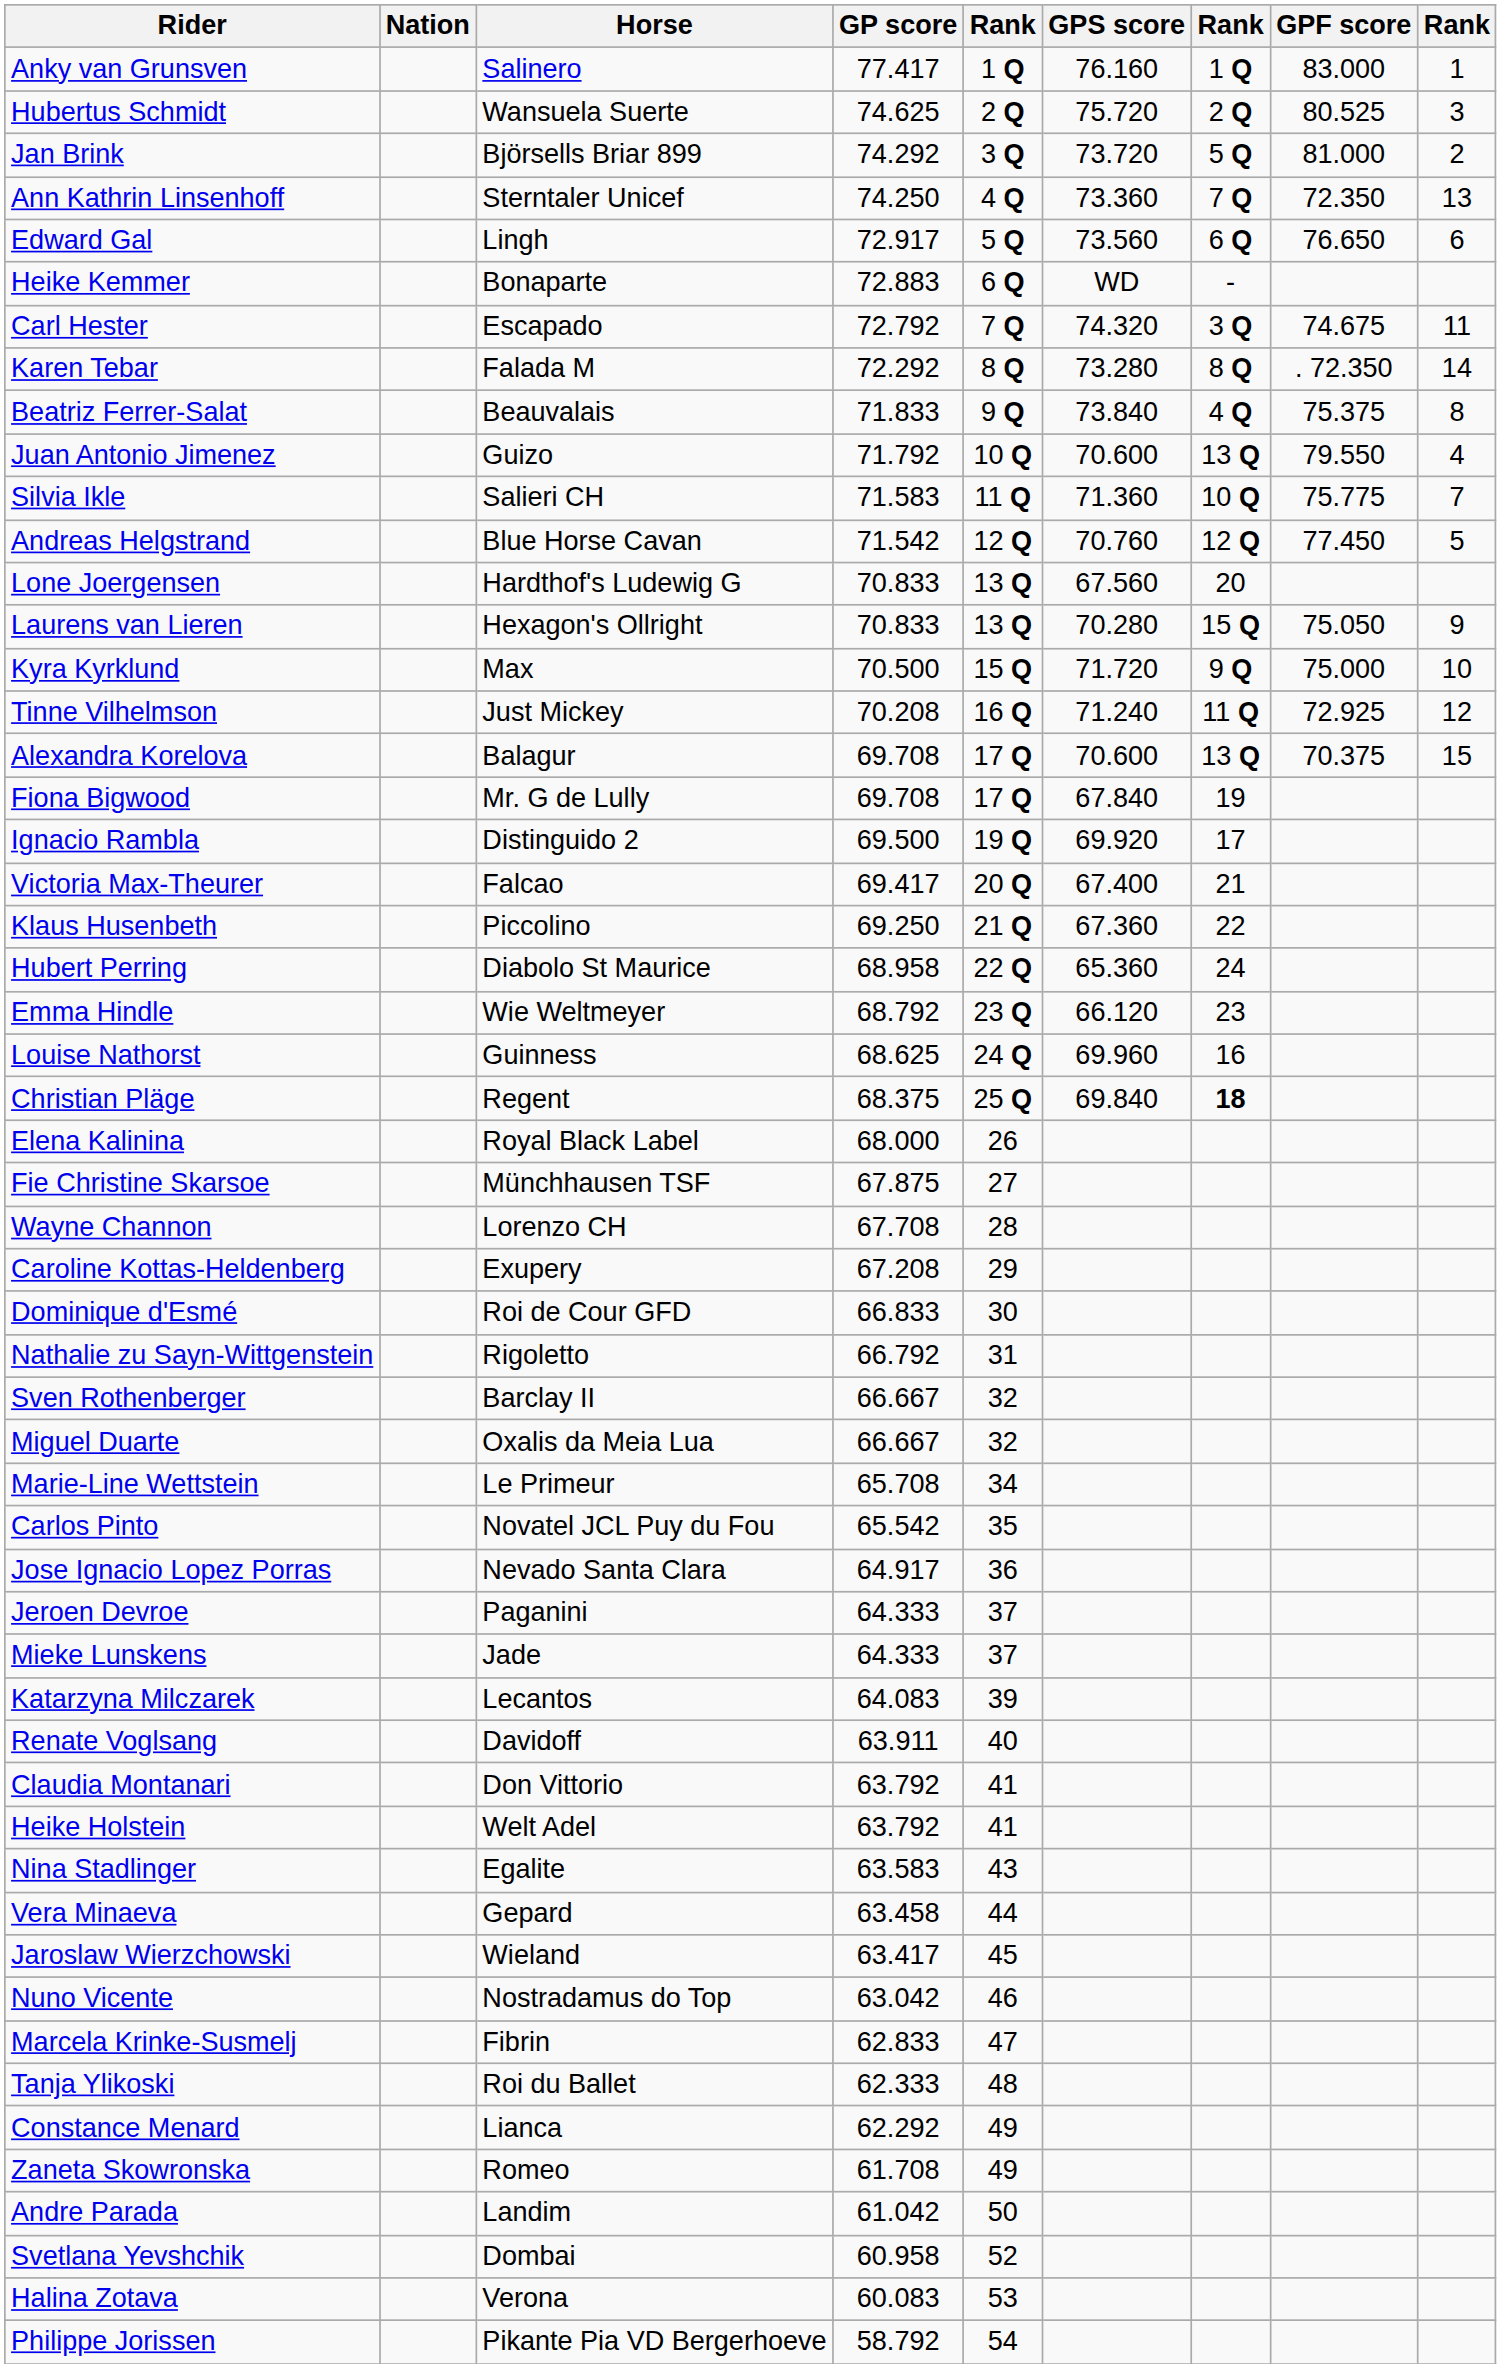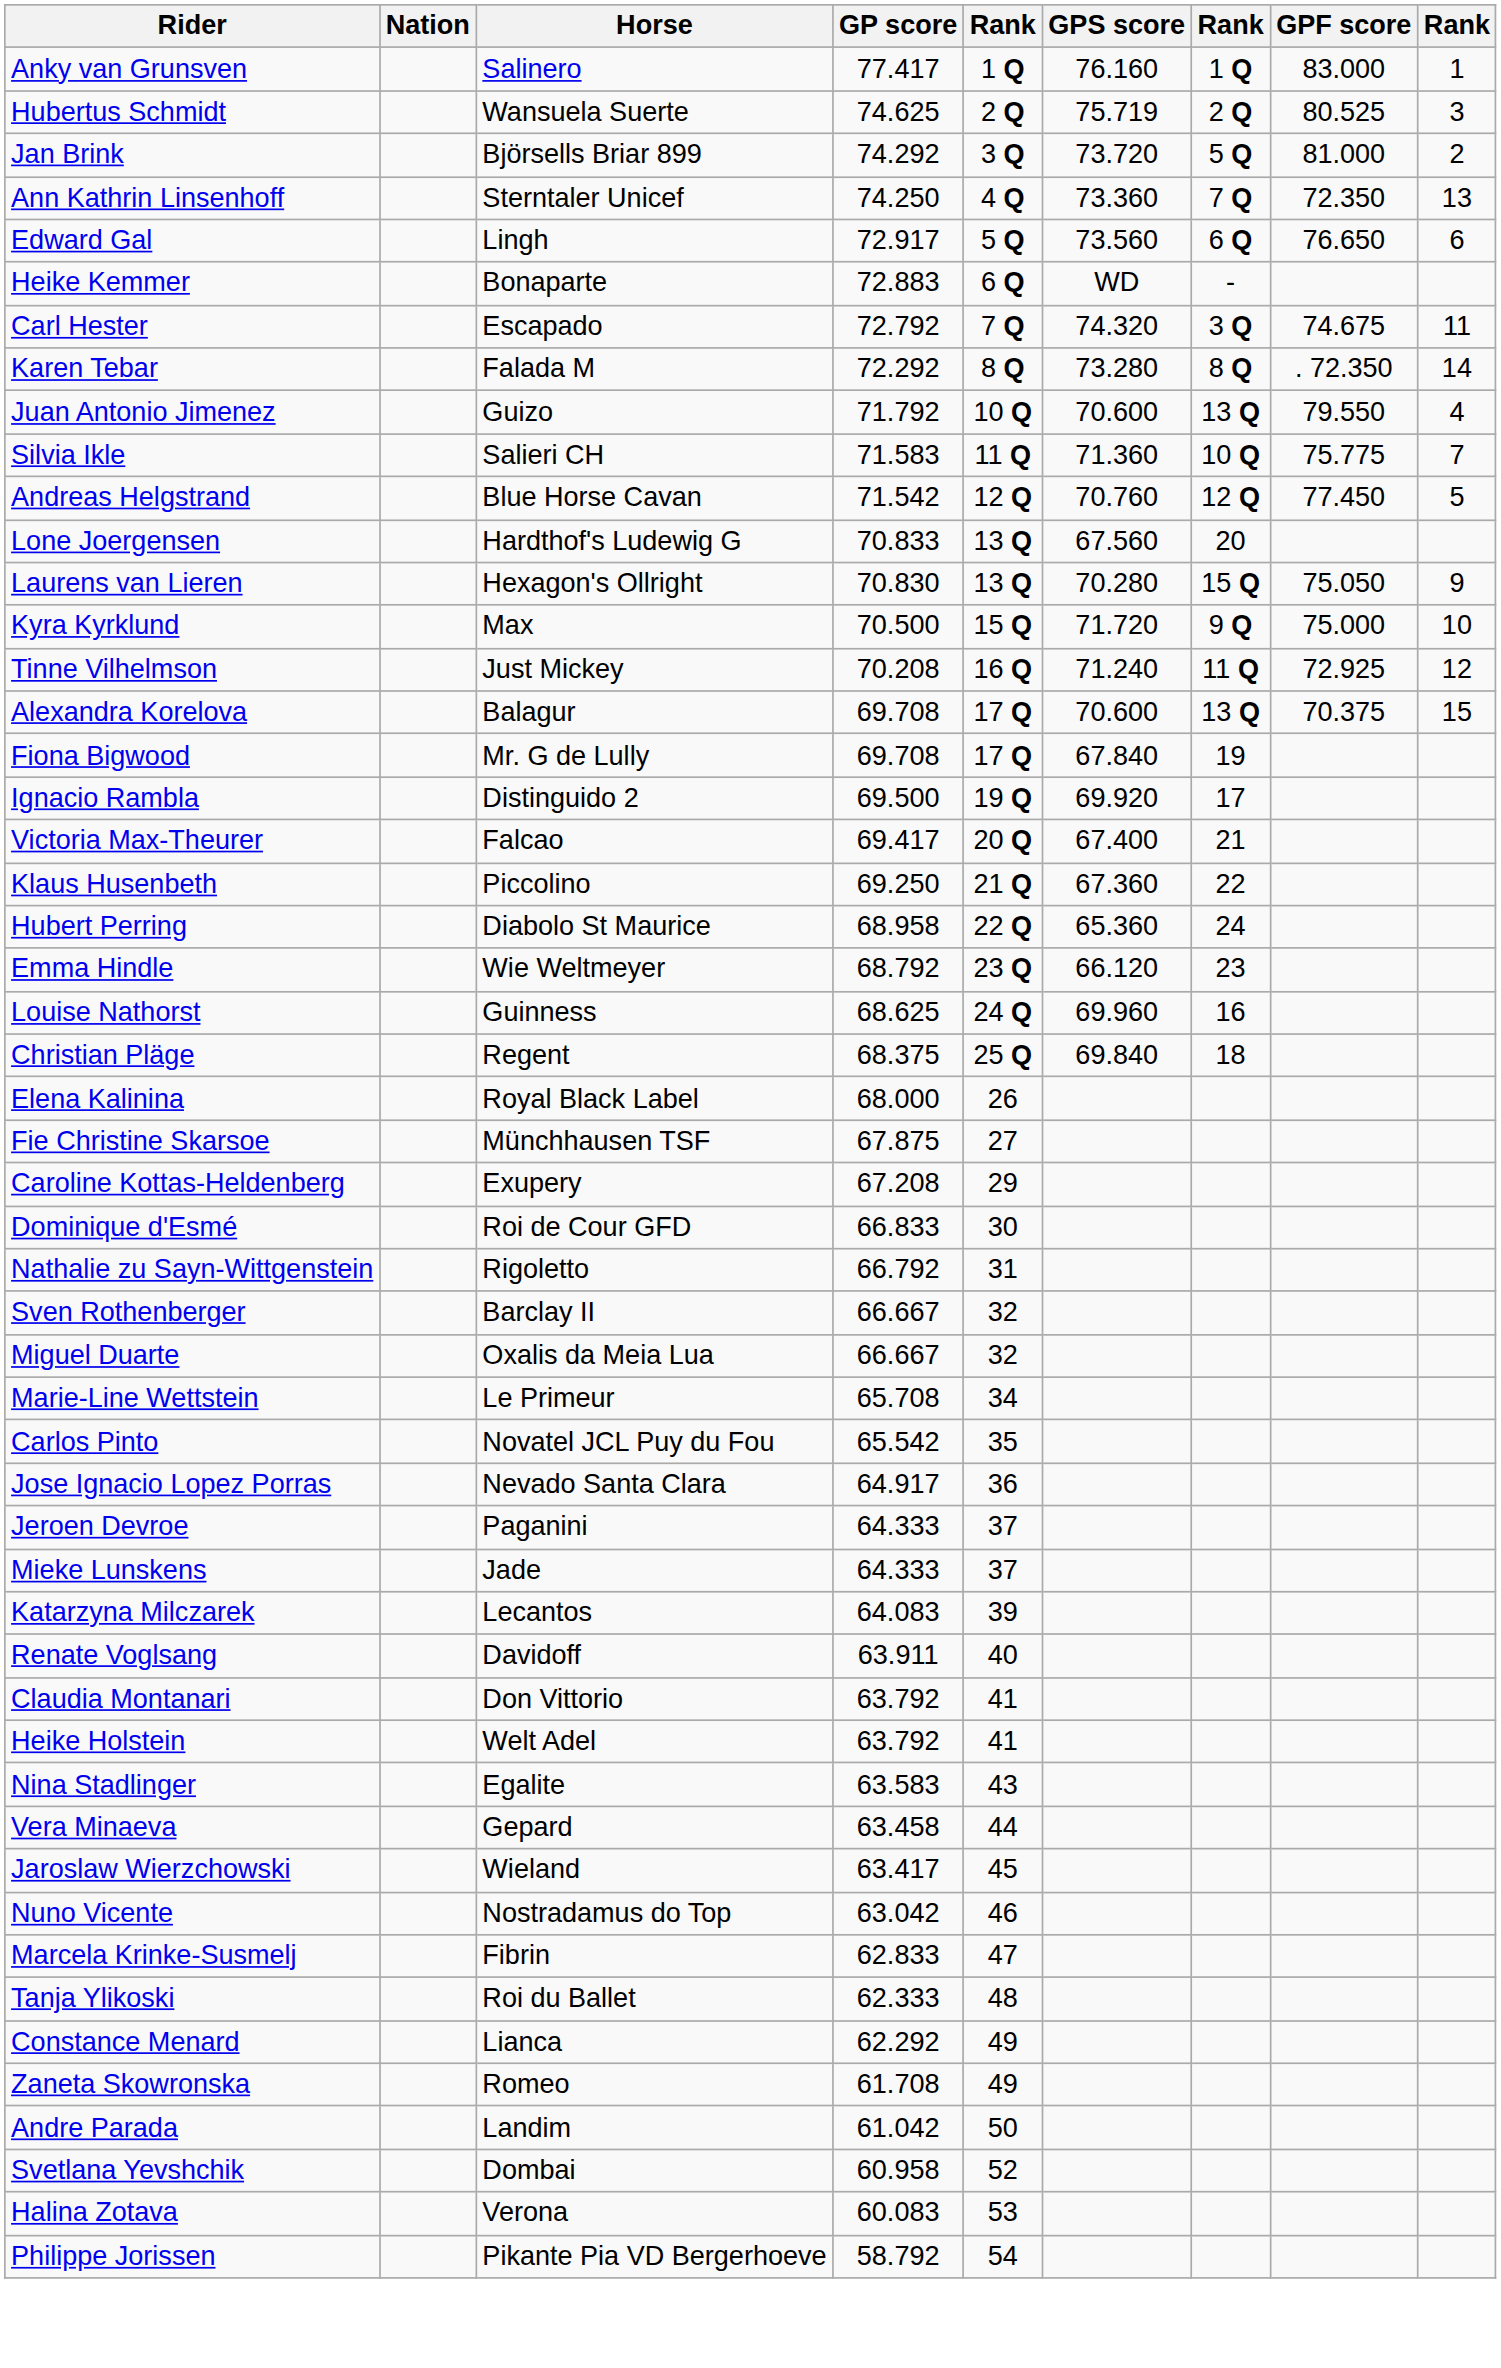(1117, 111) 75.720 -> (1117, 111) 75.719
- row: (129, 411)
(898, 626) 70.833 -> (898, 583) 70.830
(1231, 1098) bold -> (1231, 1055) normal
- row: (111, 1226)
